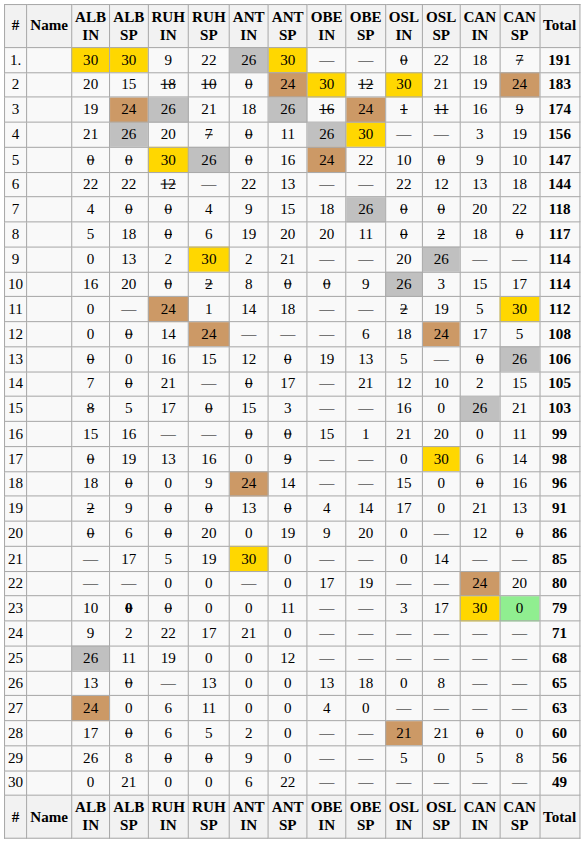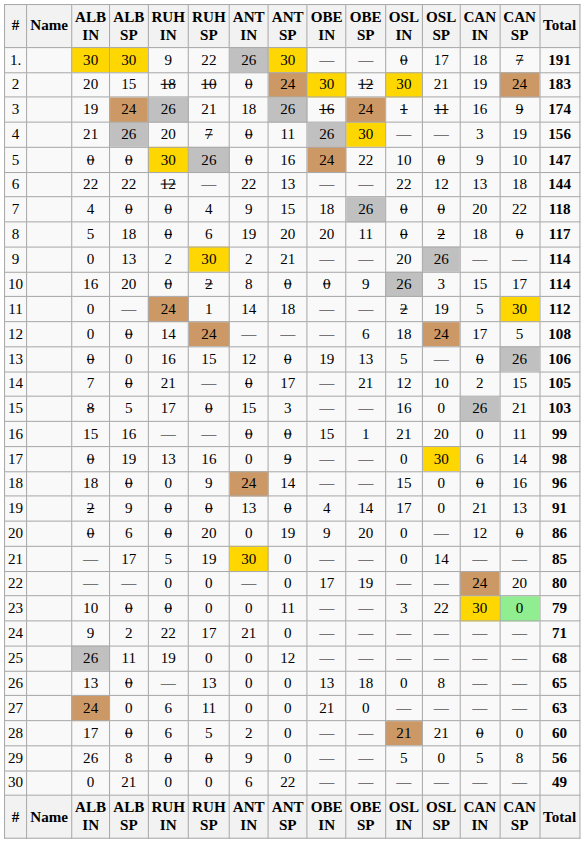(441, 60) 22 -> (441, 60) 17
(129, 608) bold -> (129, 608) normal
(441, 608) 17 -> (441, 608) 22
(327, 708) 4 -> (327, 708) 21
